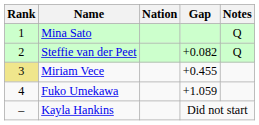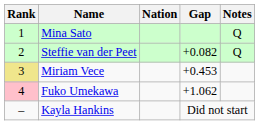(200, 71) +0.455 -> (200, 71) +0.453
(21, 91) no background -> (21, 91) pink background
(200, 91) +1.059 -> (200, 91) +1.062
